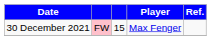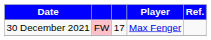(119, 27) 15 -> (119, 27) 17
